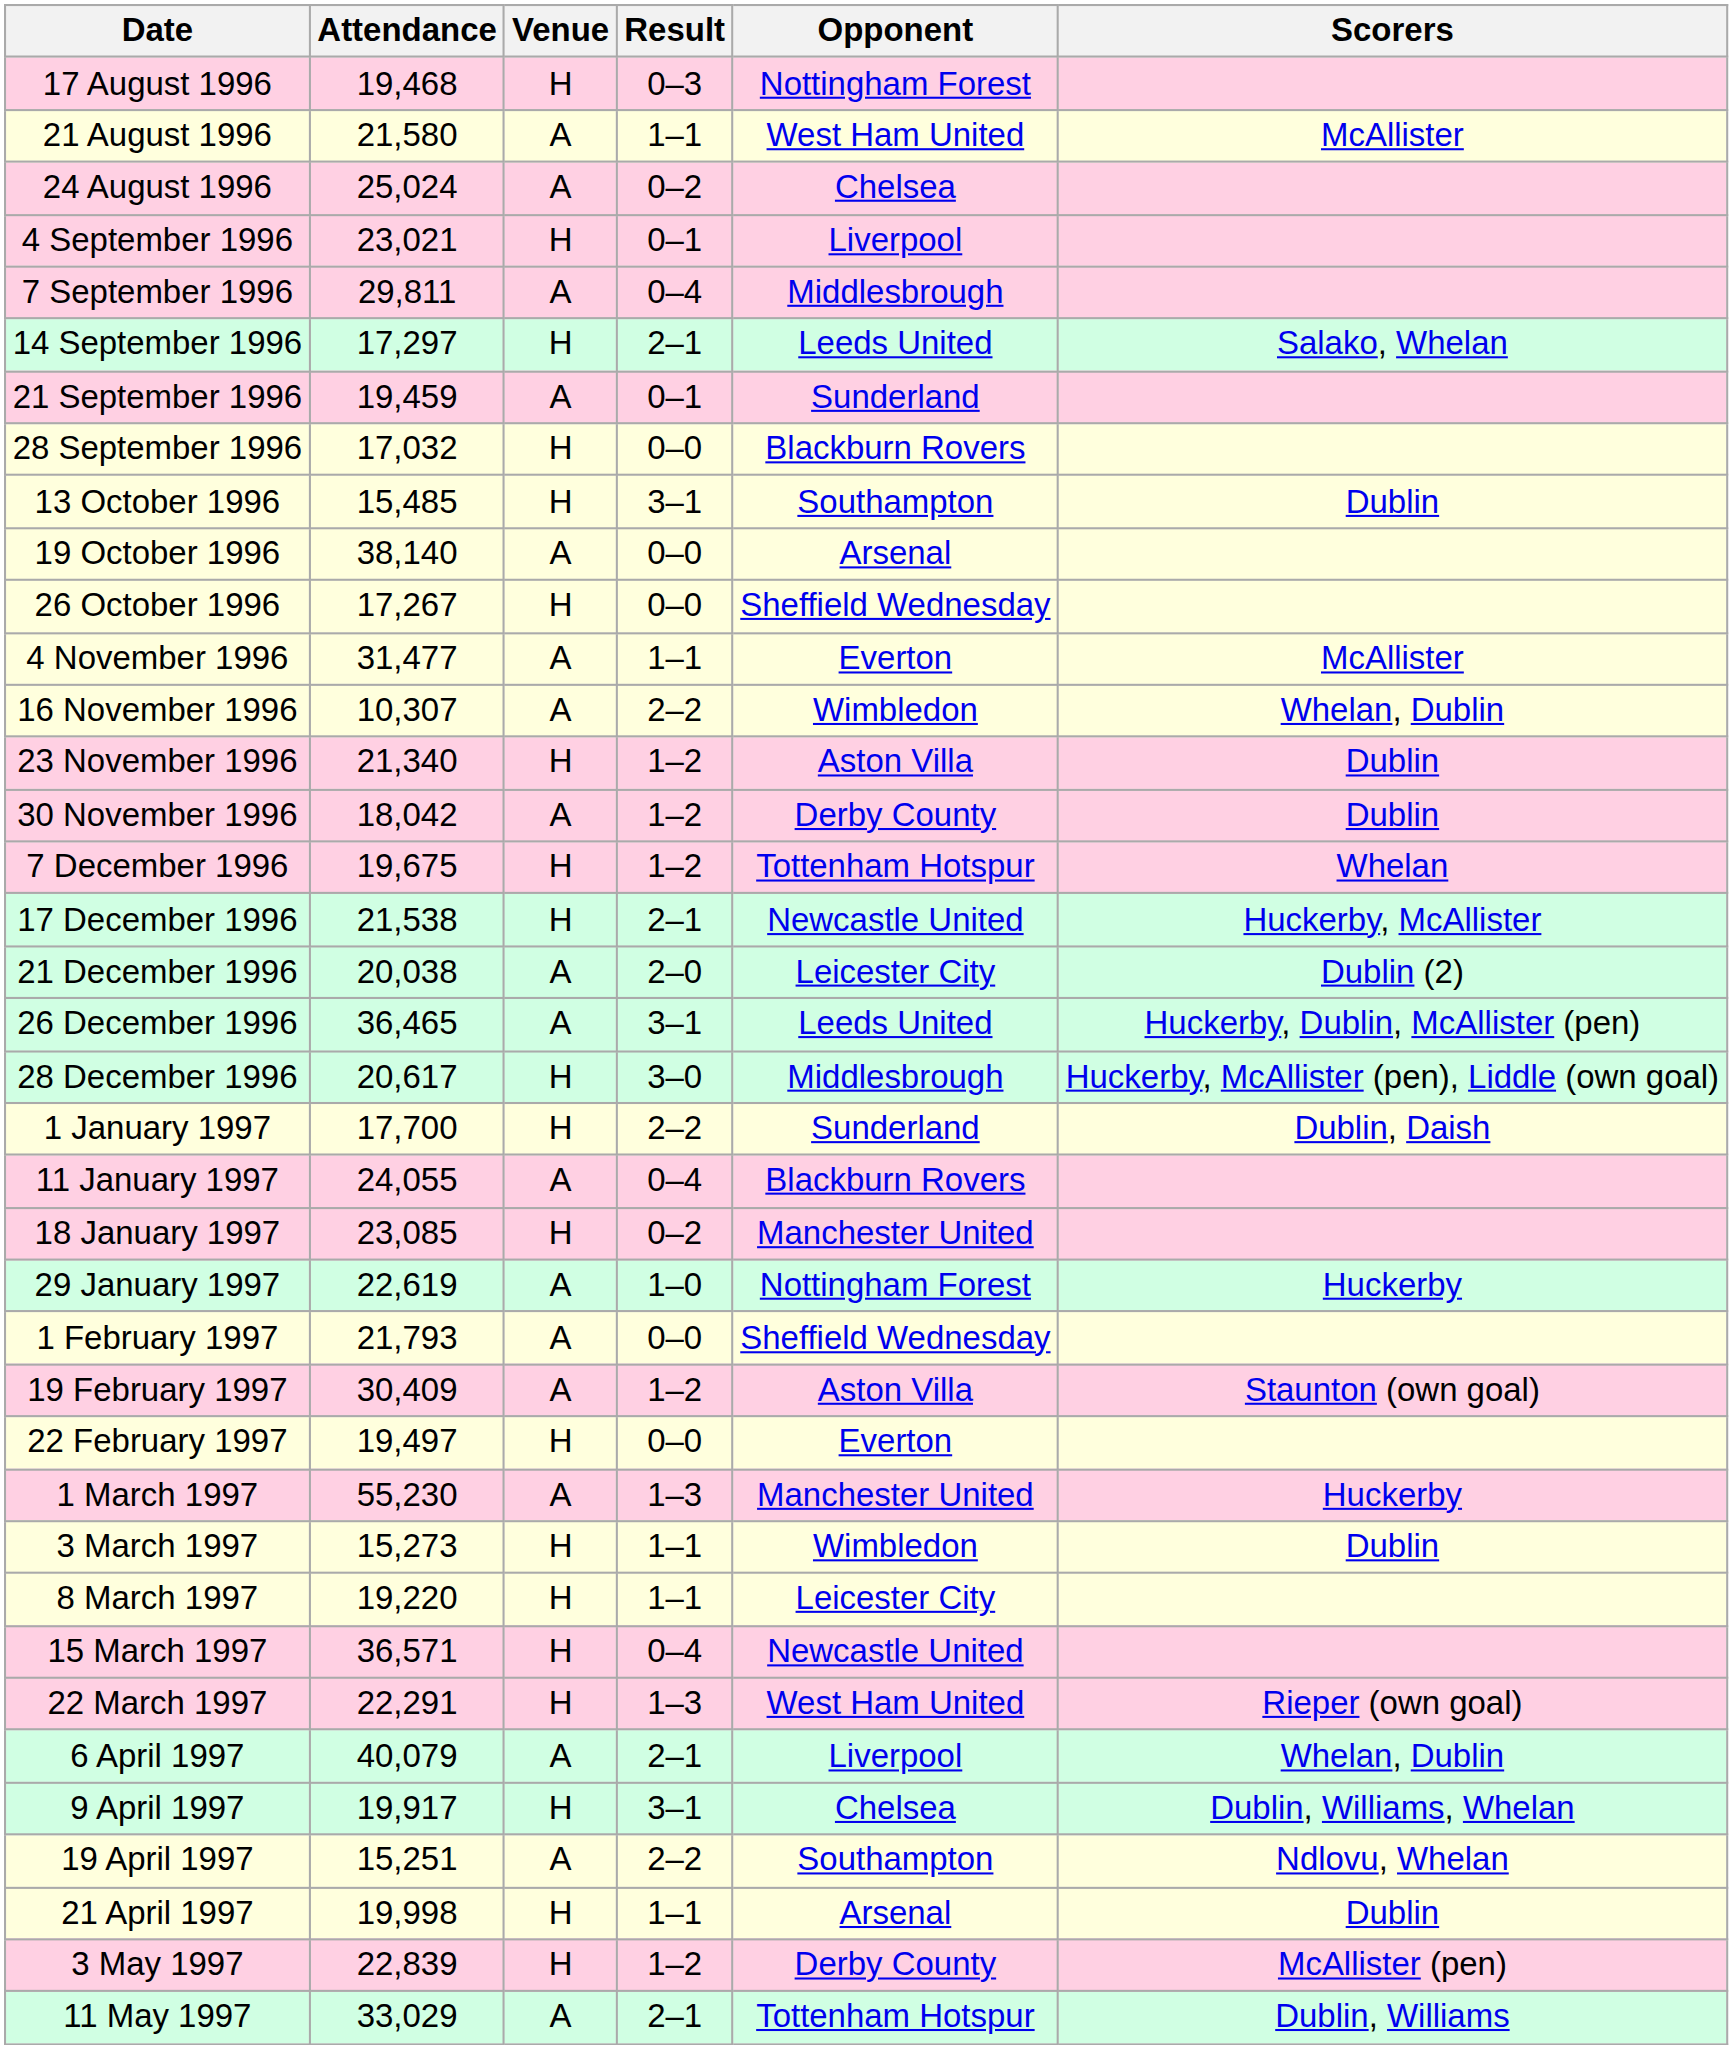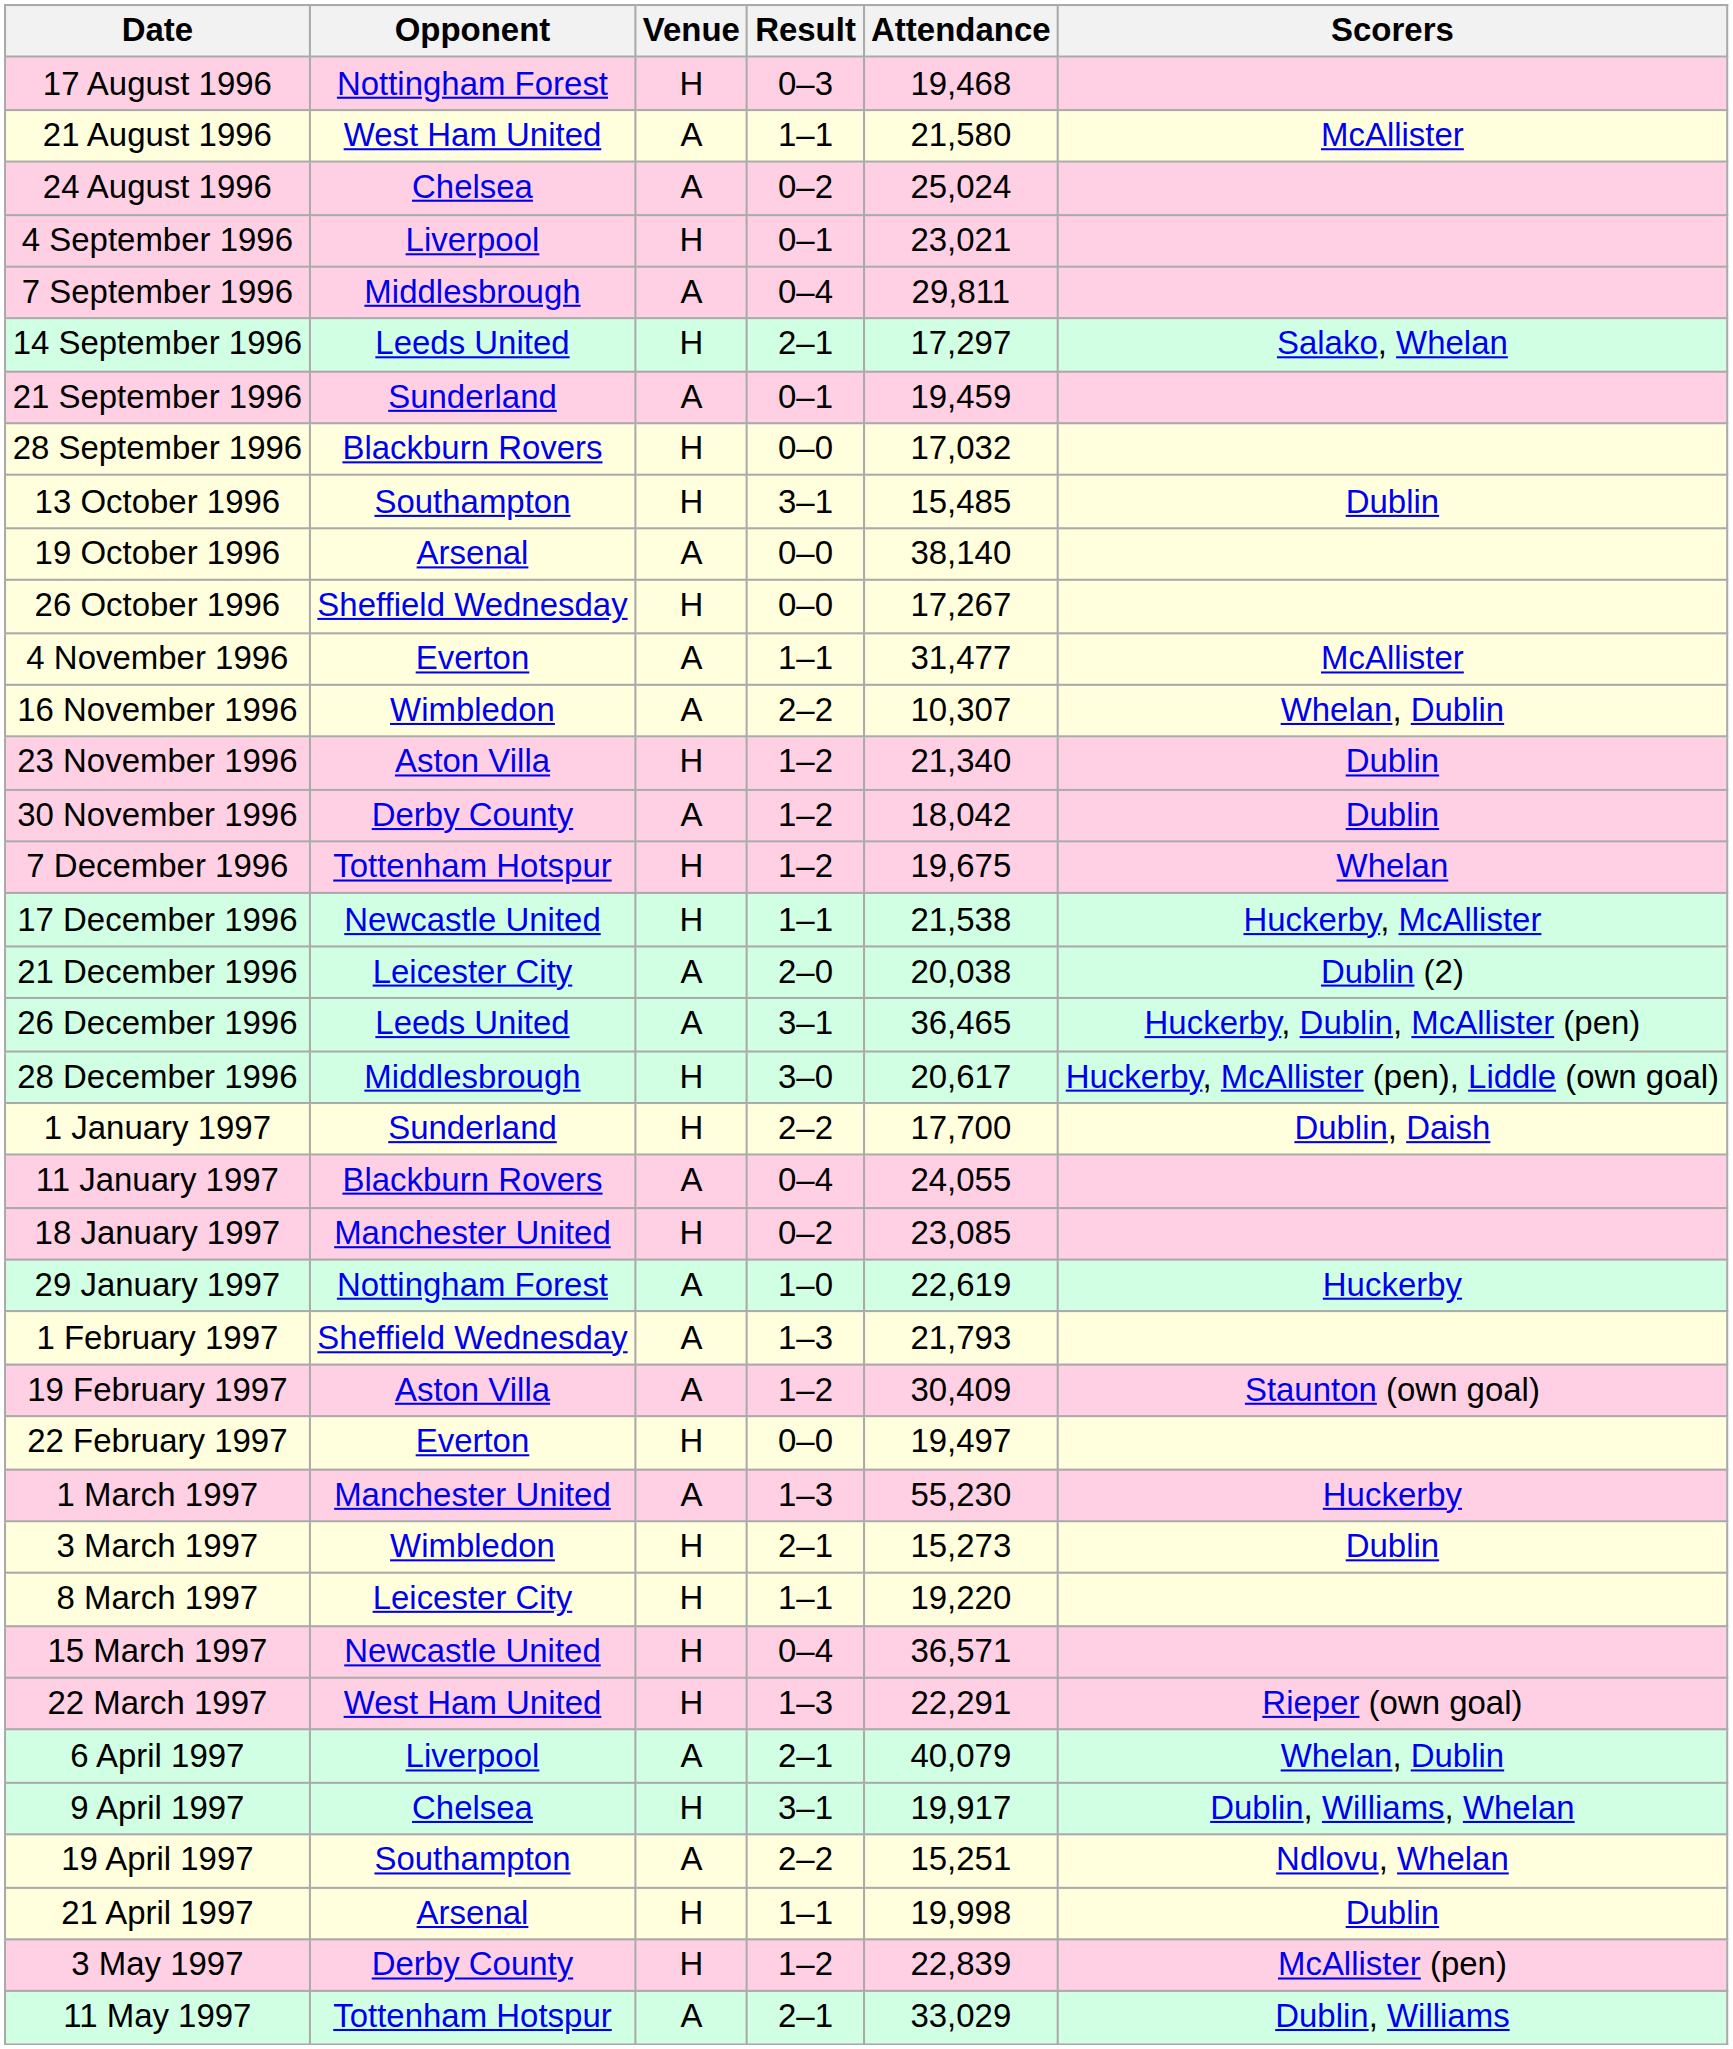columns swapped: (895, 30) <-> (407, 30)
(675, 919) 2–1 -> (805, 919) 1–1
(675, 1337) 0–0 -> (805, 1337) 1–3
(675, 1546) 1–1 -> (805, 1546) 2–1
